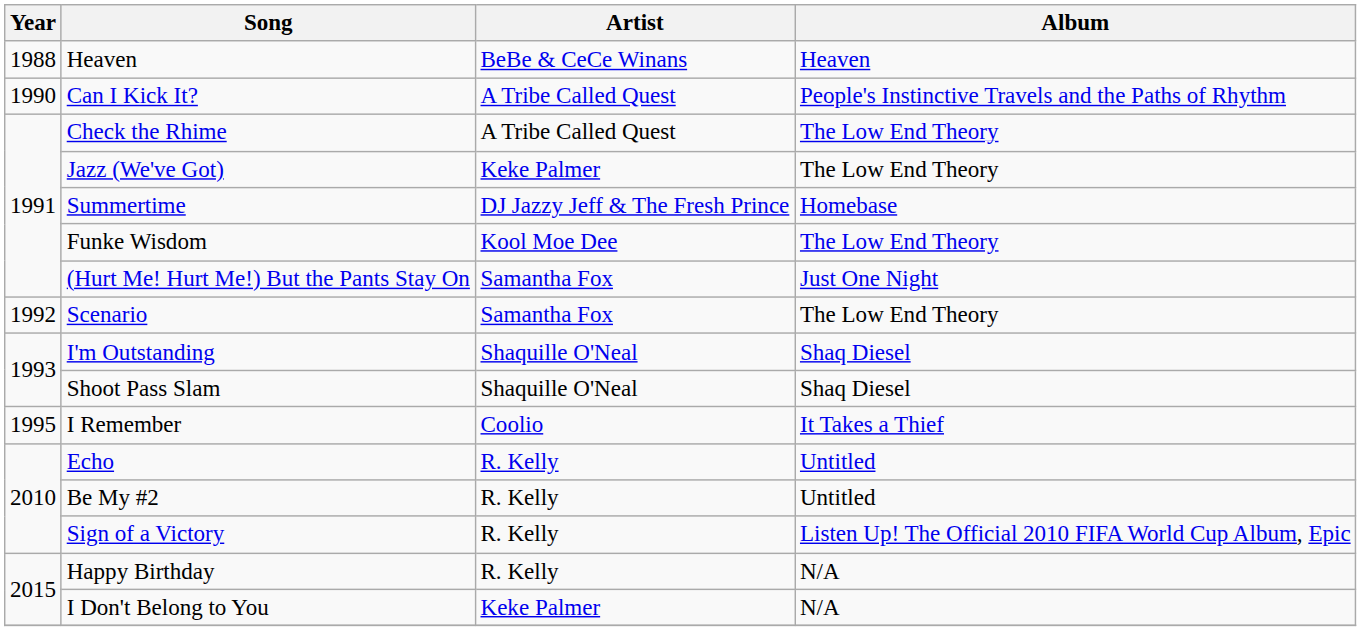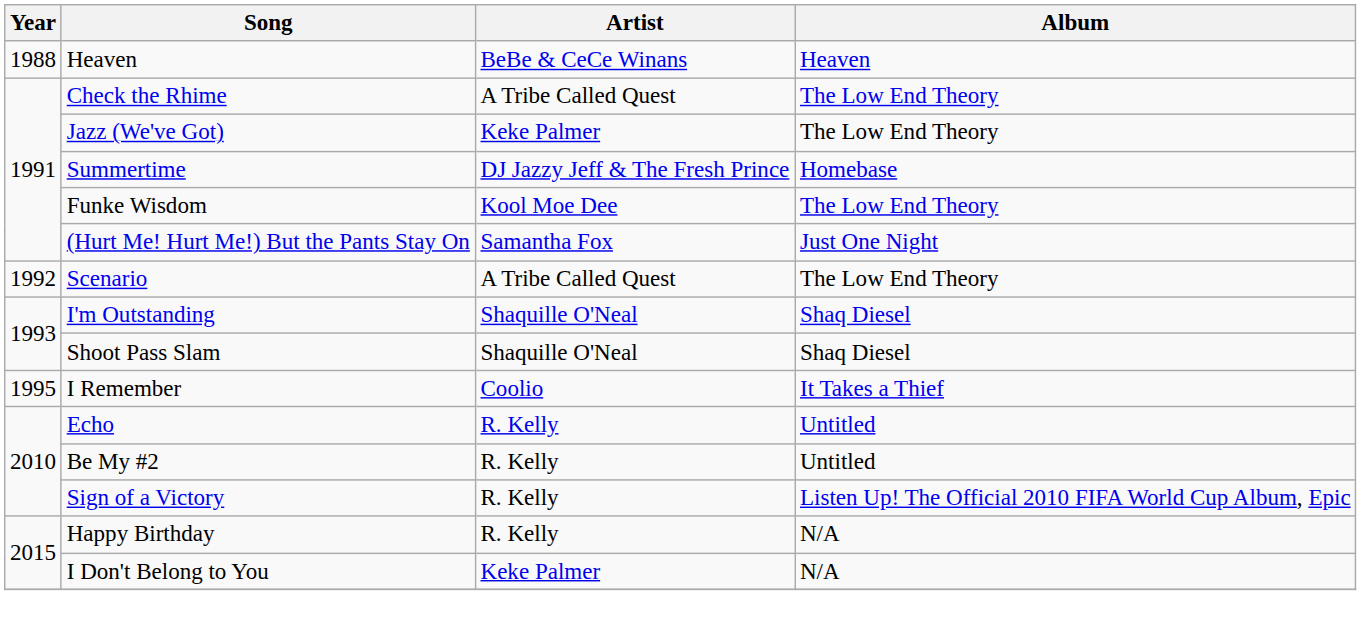- row: (132, 95)
(547, 315) Samantha Fox -> (578, 278) A Tribe Called Quest
